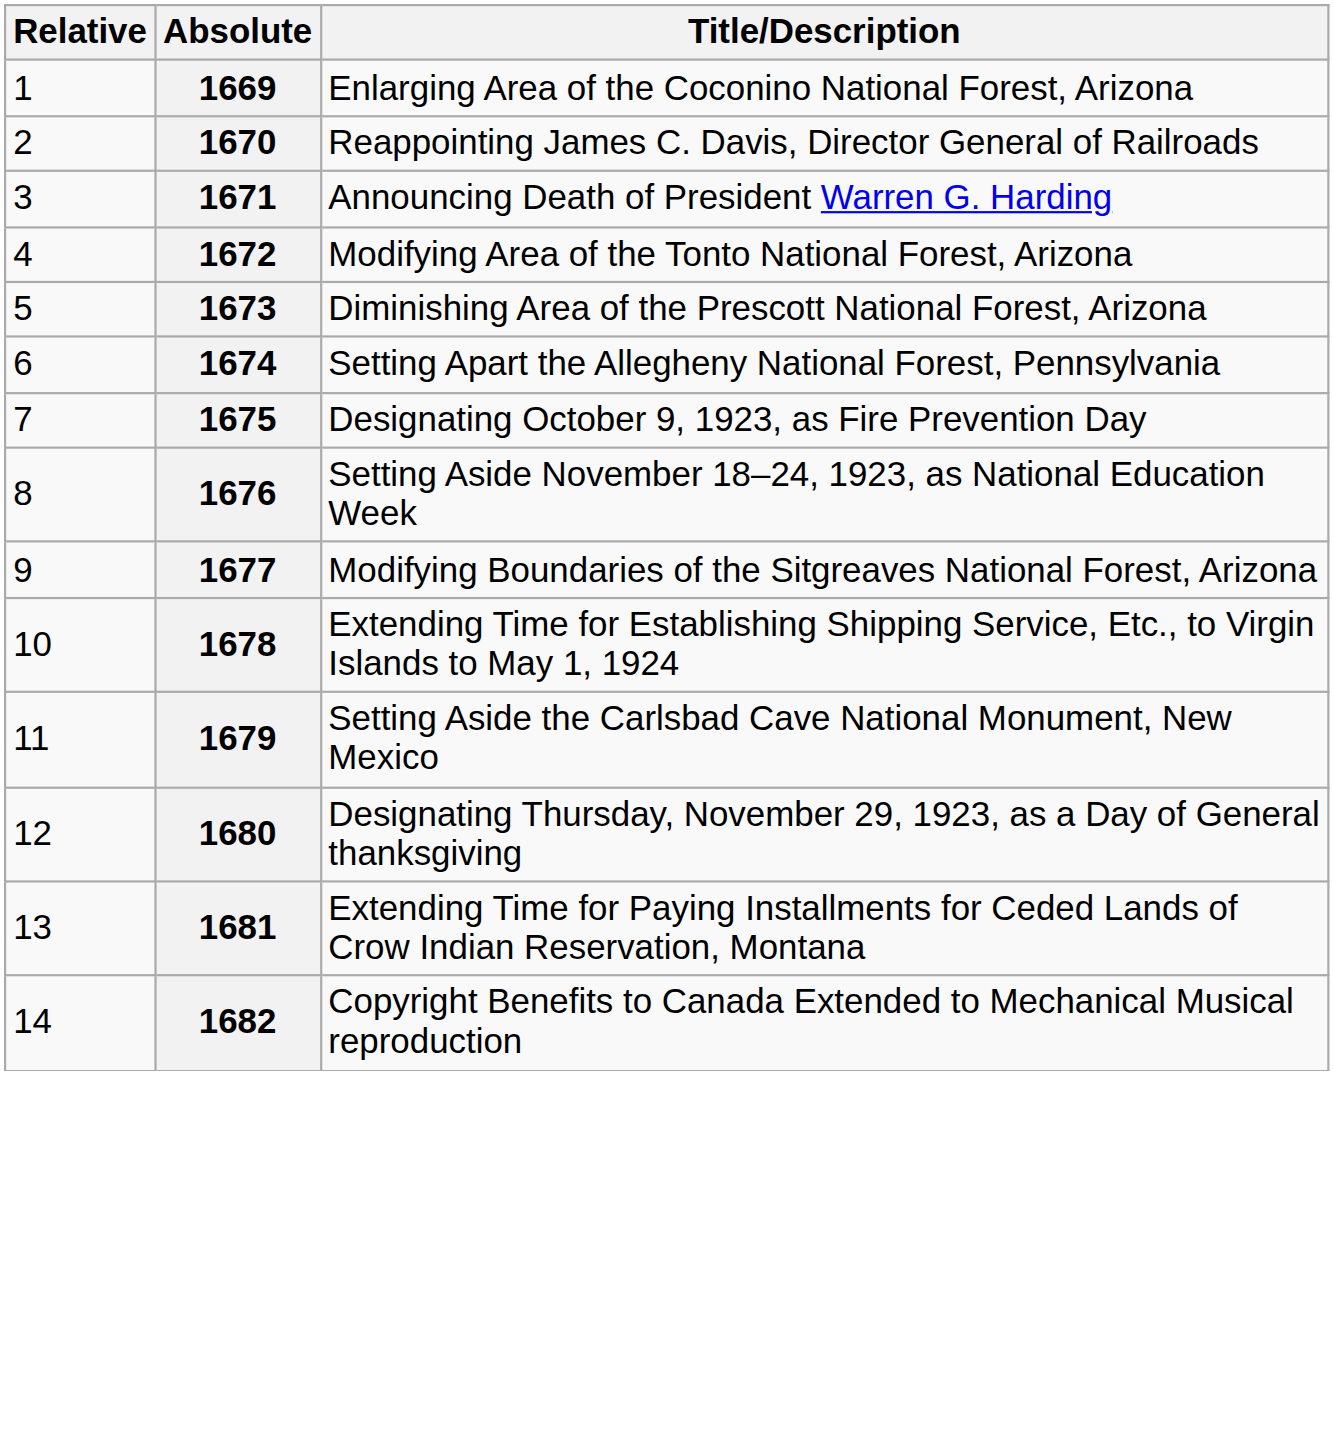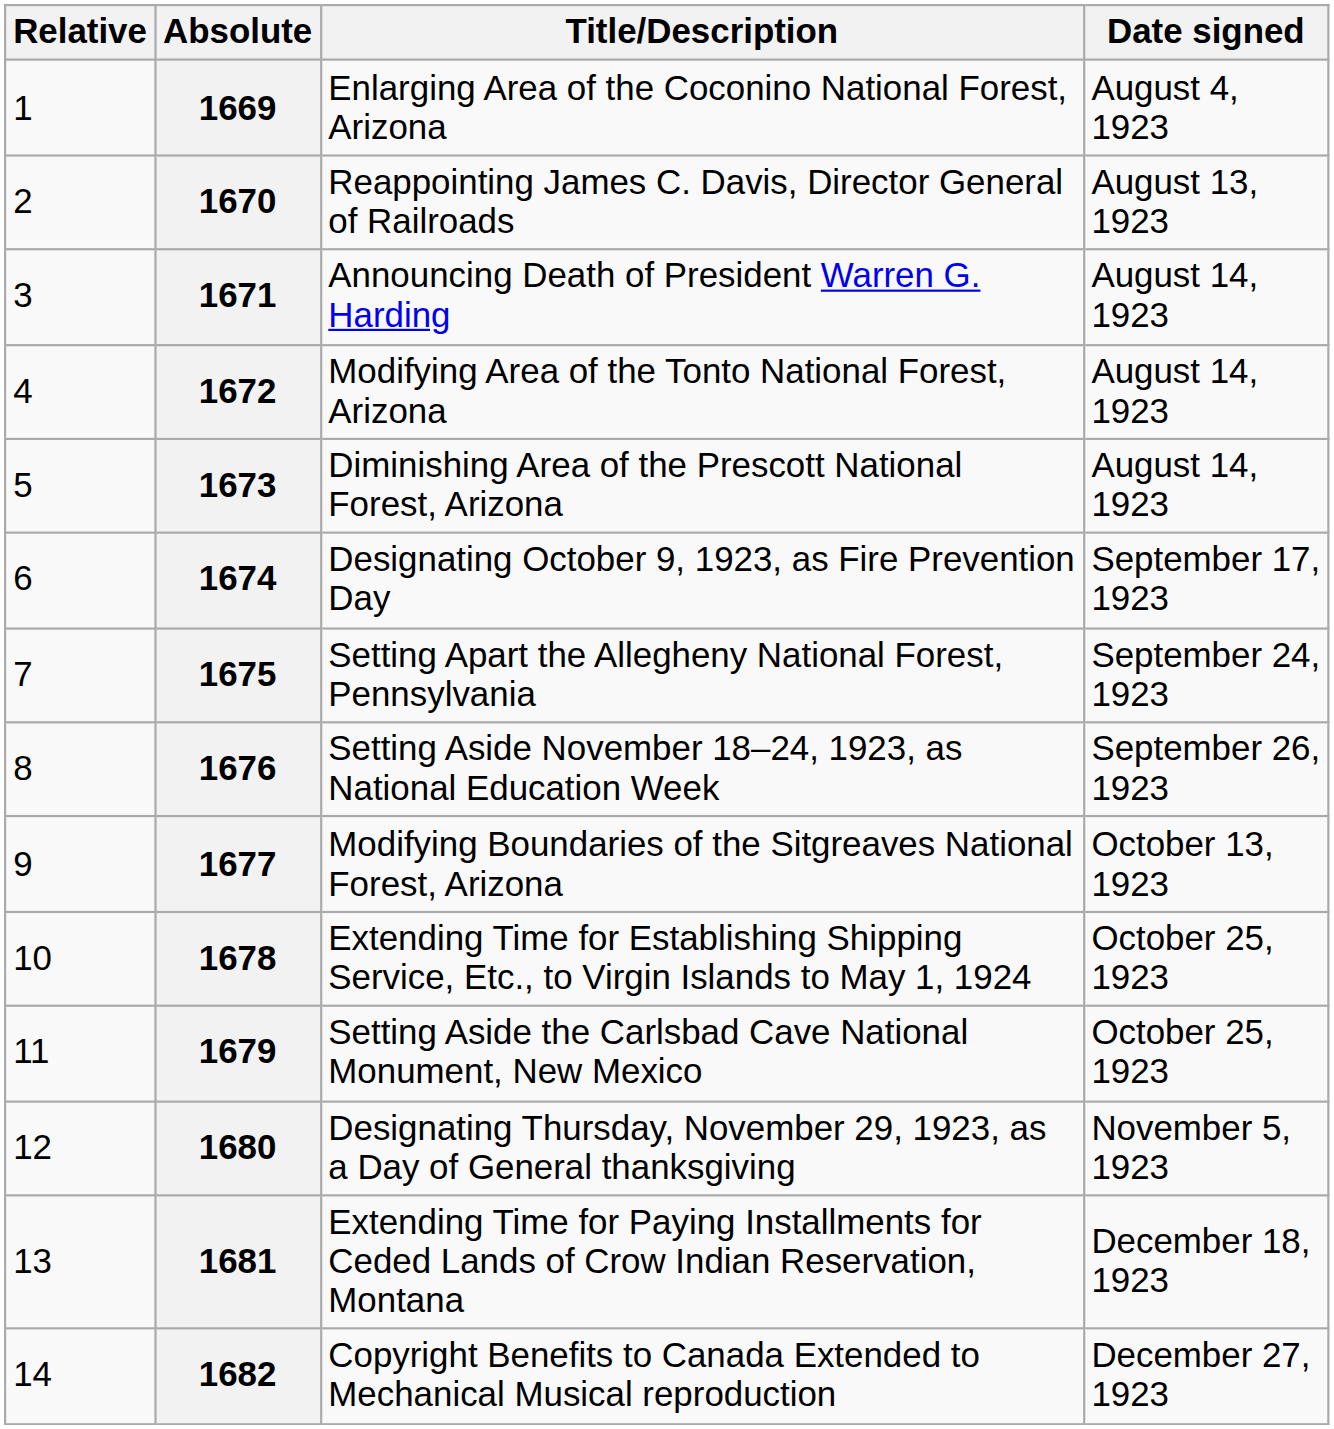+ column: (1206, 32)
(774, 364) Setting Apart the Allegheny National Forest, Pennsylvania -> (702, 579) Designating October 9, 1923, as Fire Prevention Day
(737, 419) Designating October 9, 1923, as Fire Prevention Day -> (666, 674) Setting Apart the Allegheny National Forest, Pennsylvania
